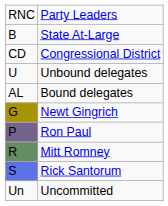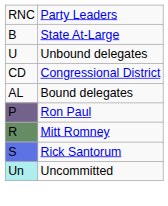rows swapped: (100, 54) <-> (94, 73)
- row: (79, 112)
(16, 190) no background -> (16, 171) paleturquoise background
